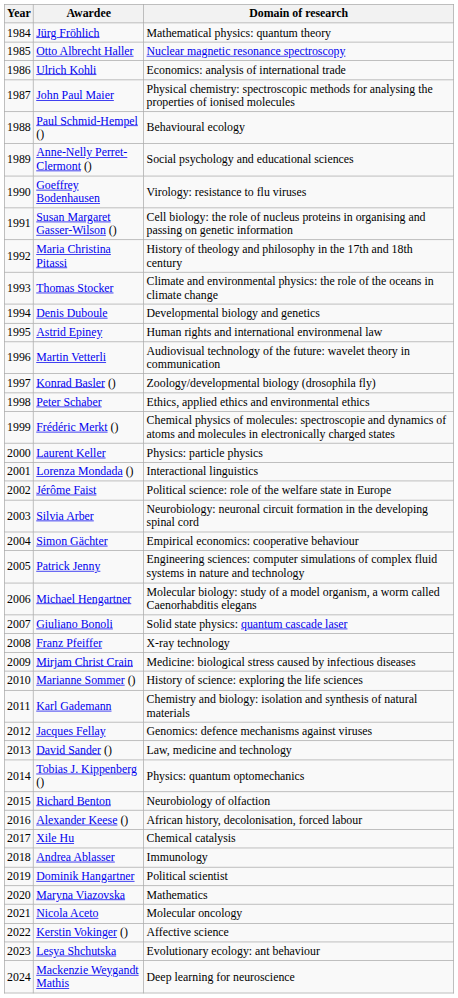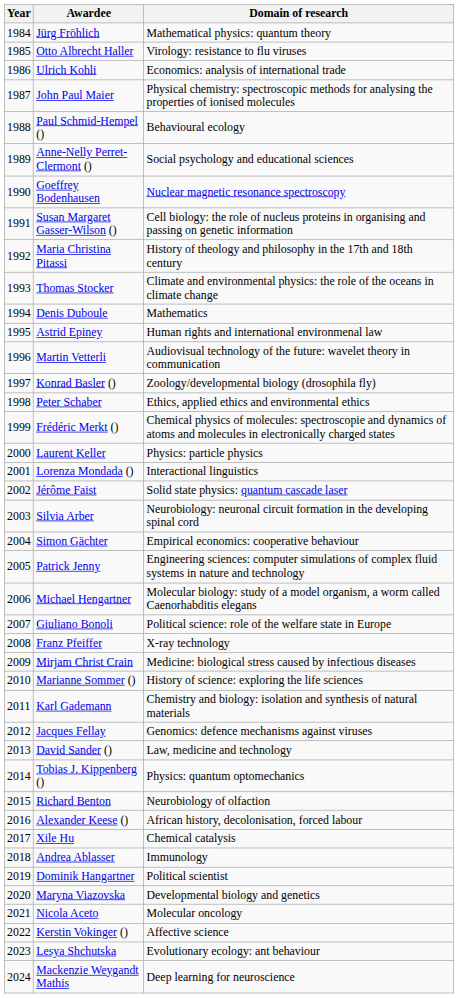(246, 51) Nuclear magnetic resonance spectroscopy -> (226, 51) Virology: resistance to flu viruses
(226, 191) Virology: resistance to flu viruses -> (246, 191) Nuclear magnetic resonance spectroscopy
(233, 313) Developmental biology and genetics -> (177, 313) Mathematics
(269, 490) Political science: role of the welfare state in Europe -> (247, 490) Solid state physics: quantum cascade laser
(247, 624) Solid state physics: quantum cascade laser -> (269, 624) Political science: role of the welfare state in Europe
(177, 895) Mathematics -> (233, 895) Developmental biology and genetics
